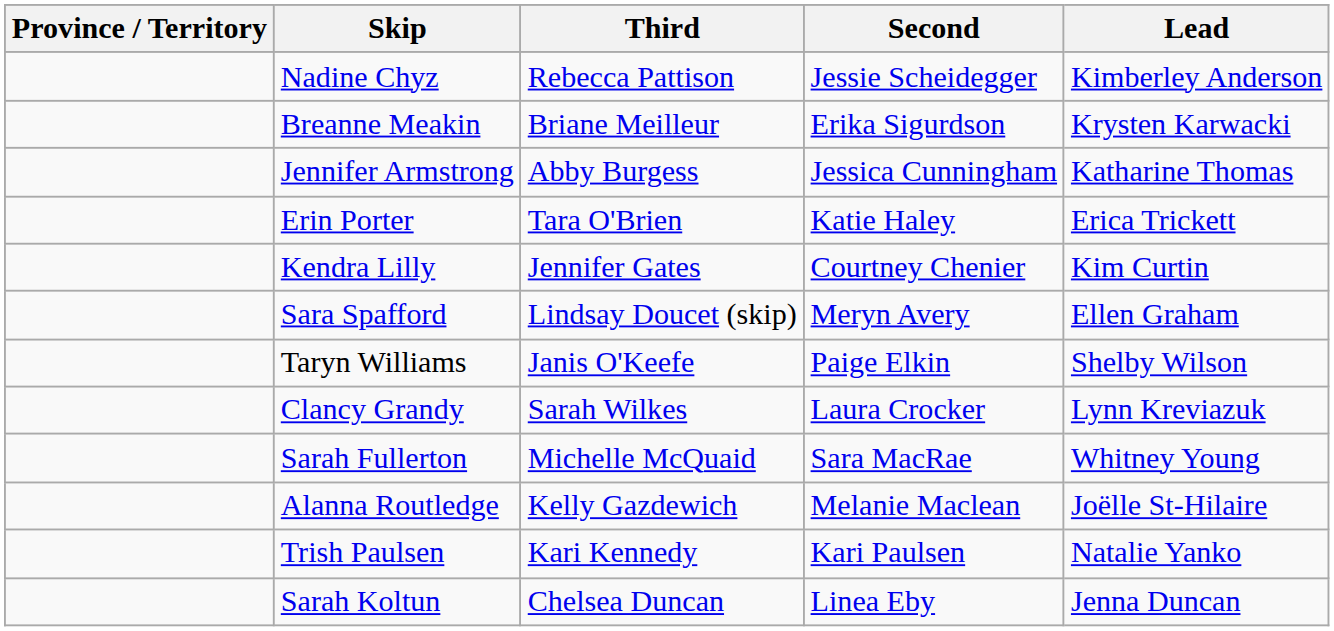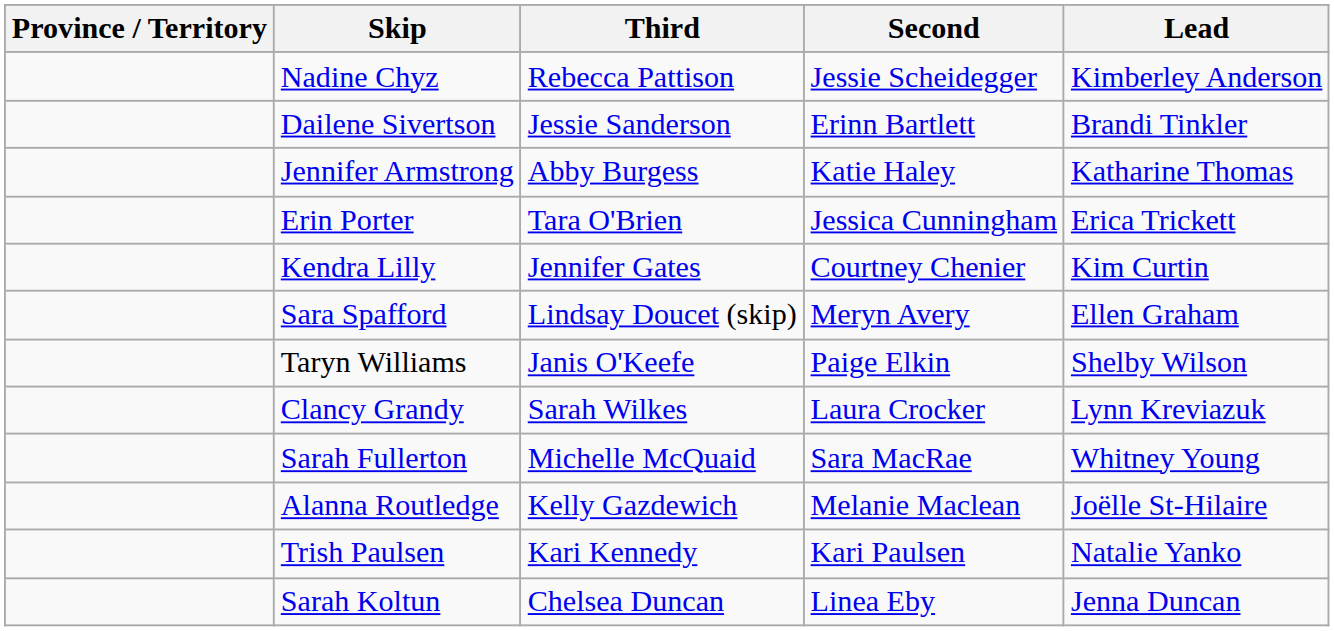+ row: (388, 123)
- row: (381, 123)
(934, 171) Jessica Cunningham -> (883, 171) Katie Haley
(883, 219) Katie Haley -> (934, 219) Jessica Cunningham
